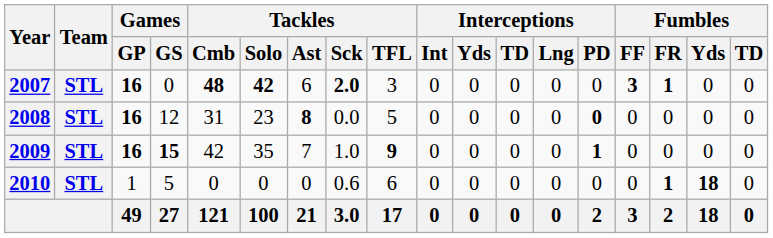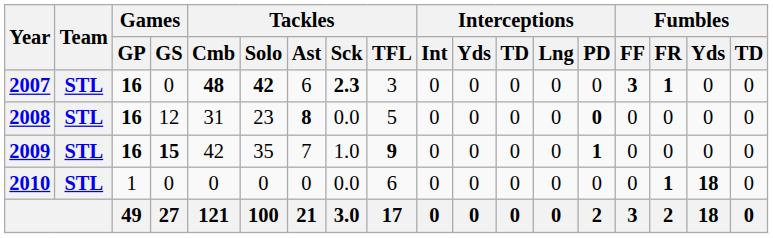(347, 85) 2.0 -> (347, 85) 2.3
(169, 183) 5 -> (169, 183) 0
(347, 183) 0.6 -> (347, 183) 0.0
